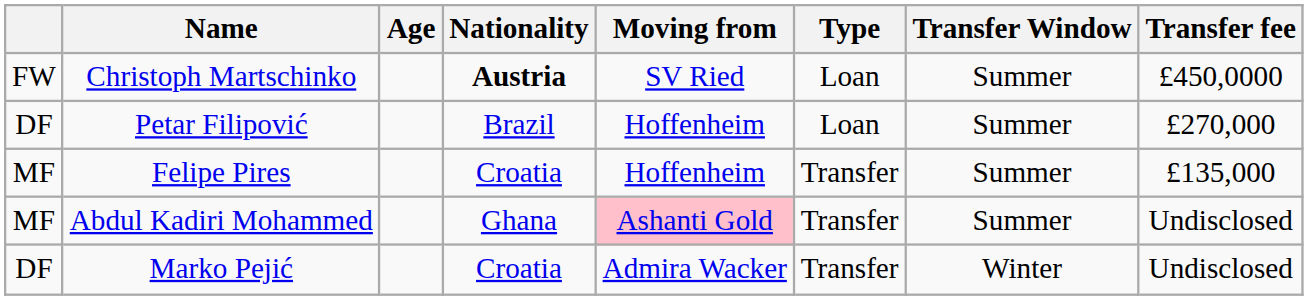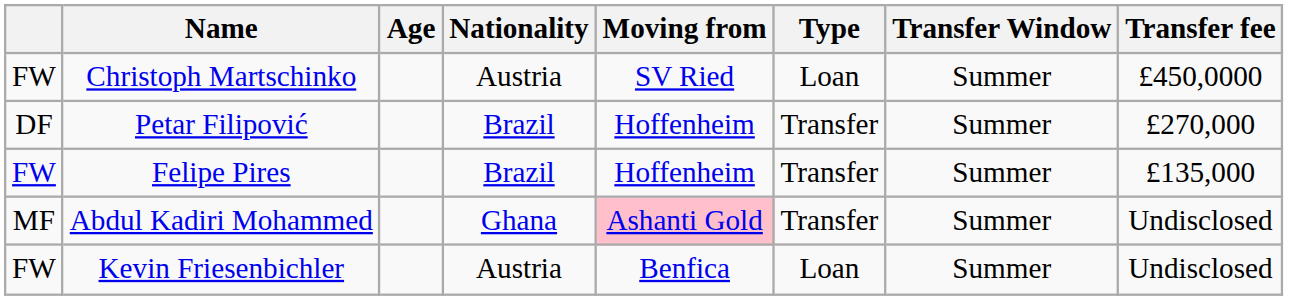(519, 76) bold -> (519, 76) normal
(850, 124) Loan -> (829, 124) Transfer
(34, 172) MF -> (34, 172) FW
(519, 172) Croatia -> (519, 172) Brazil
+ row: (221, 268)
- row: (221, 268)
